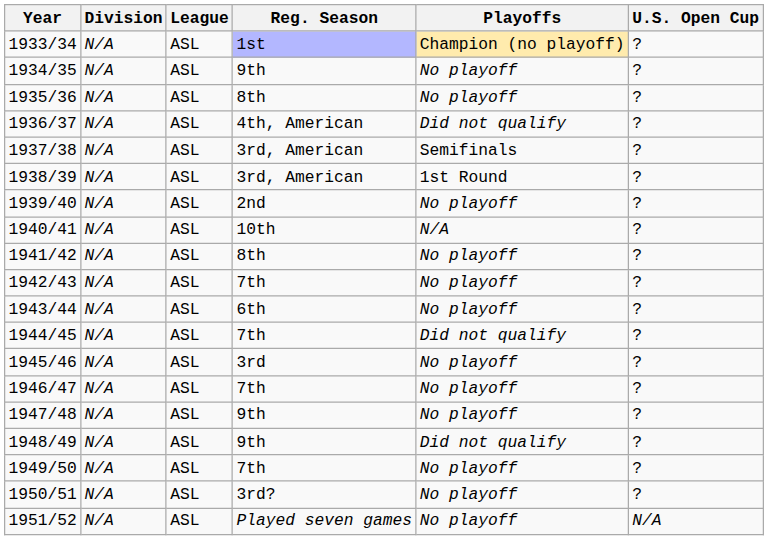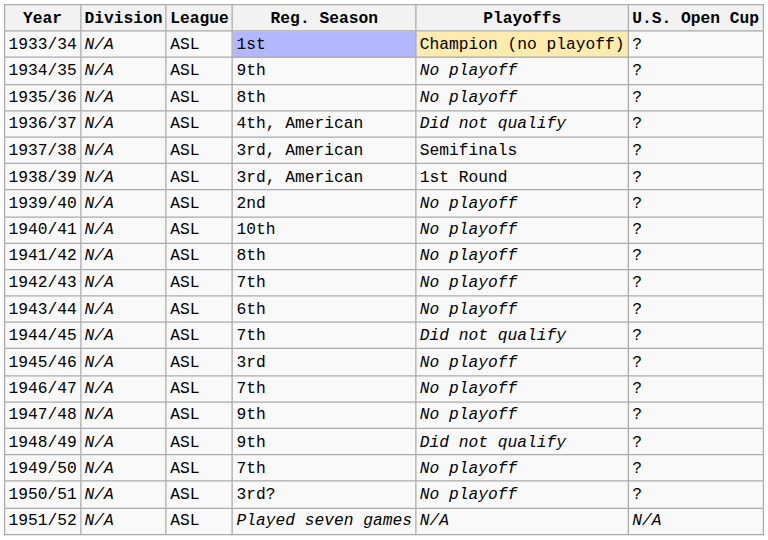(434, 230) N/A -> (469, 230) No playoff
(469, 521) No playoff -> (434, 521) N/A
